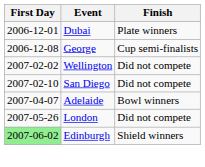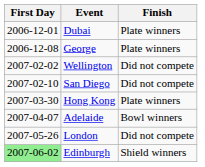(158, 48) Cup semi-finalists -> (150, 48) Plate winners
+ row: (89, 100)
